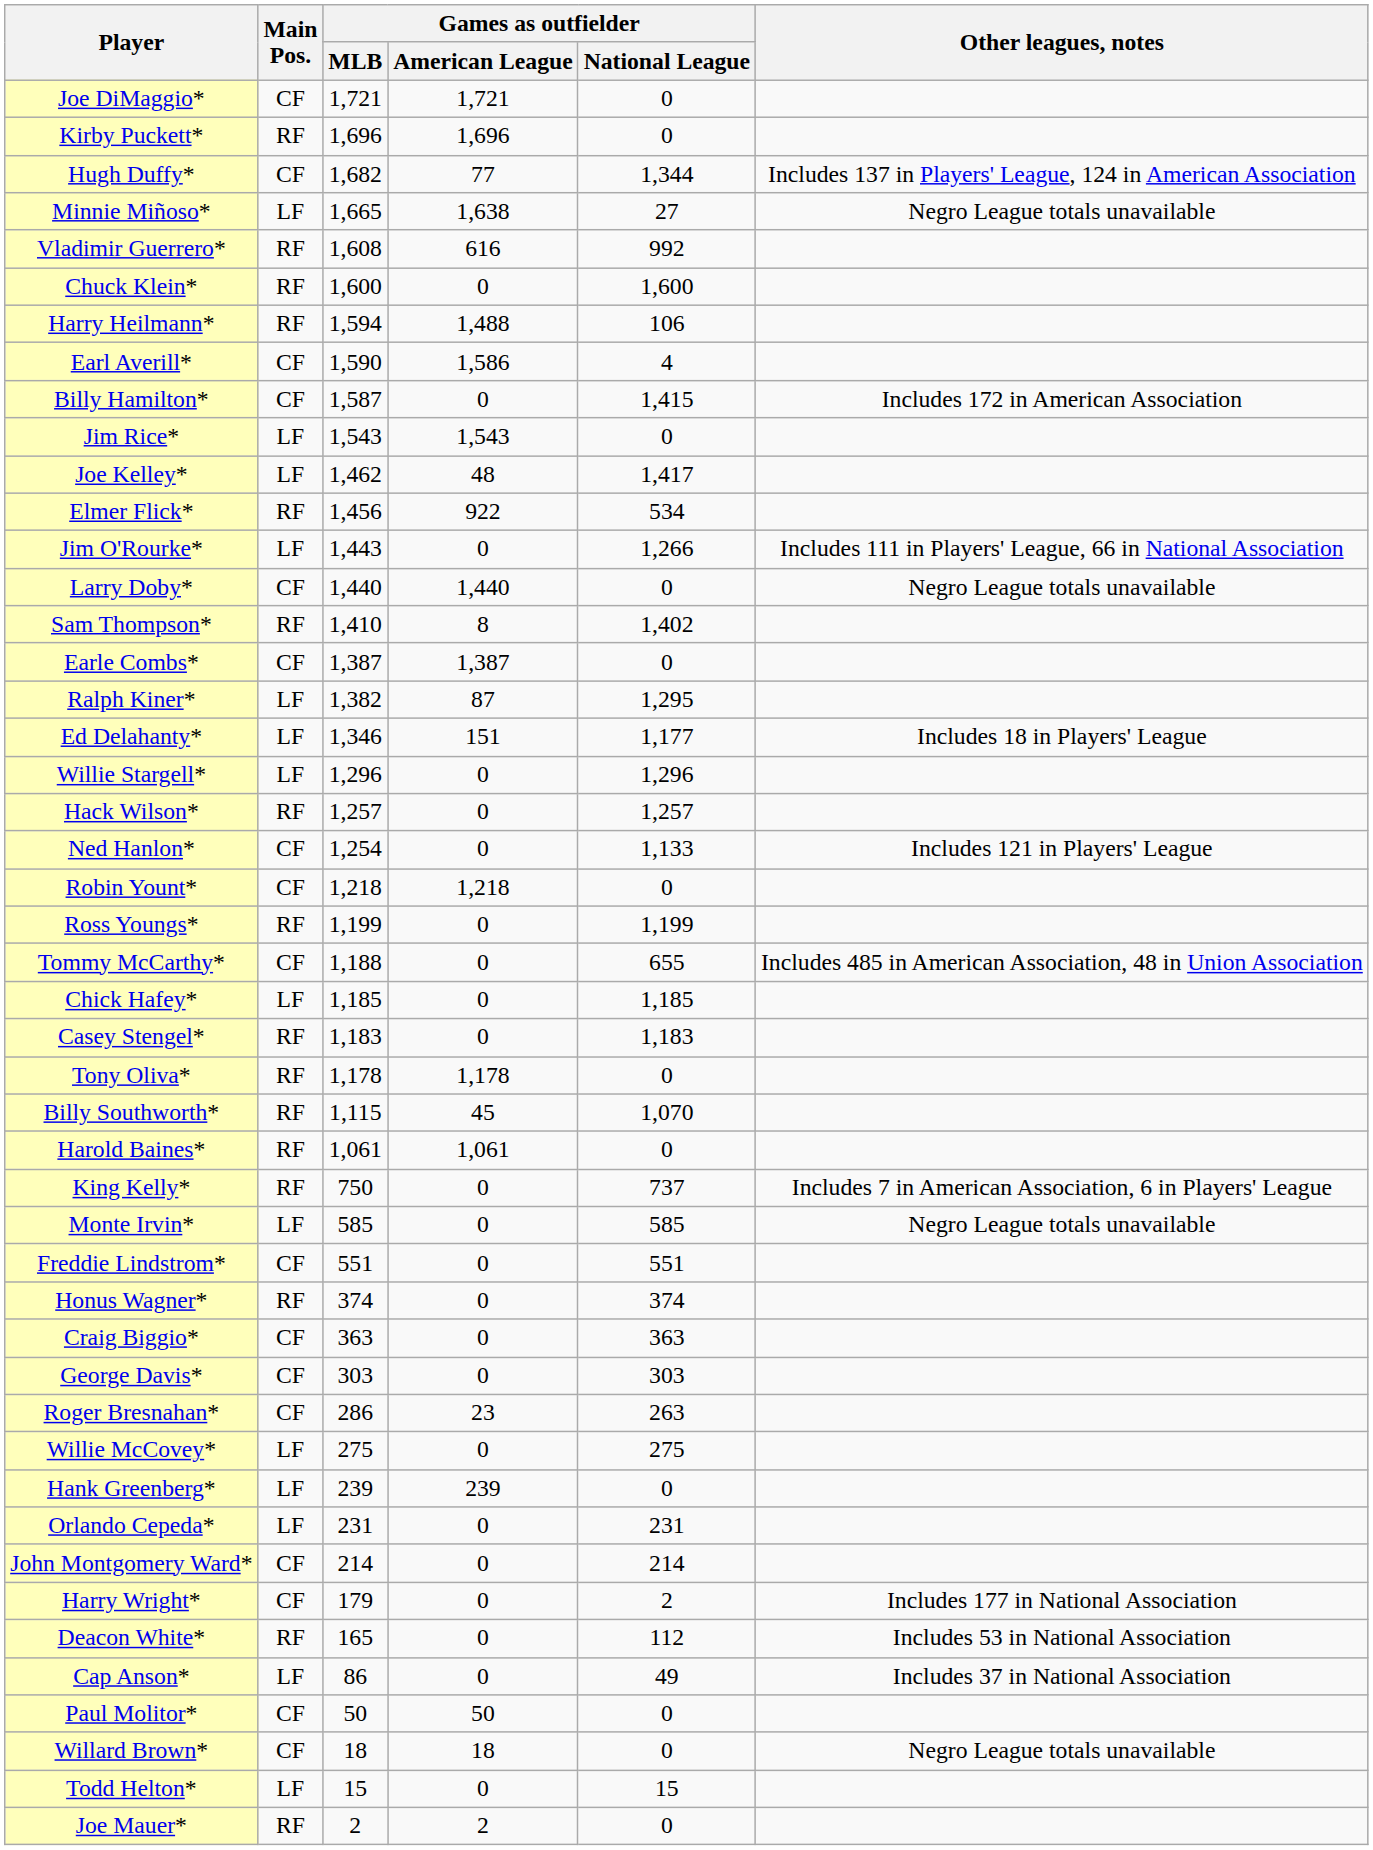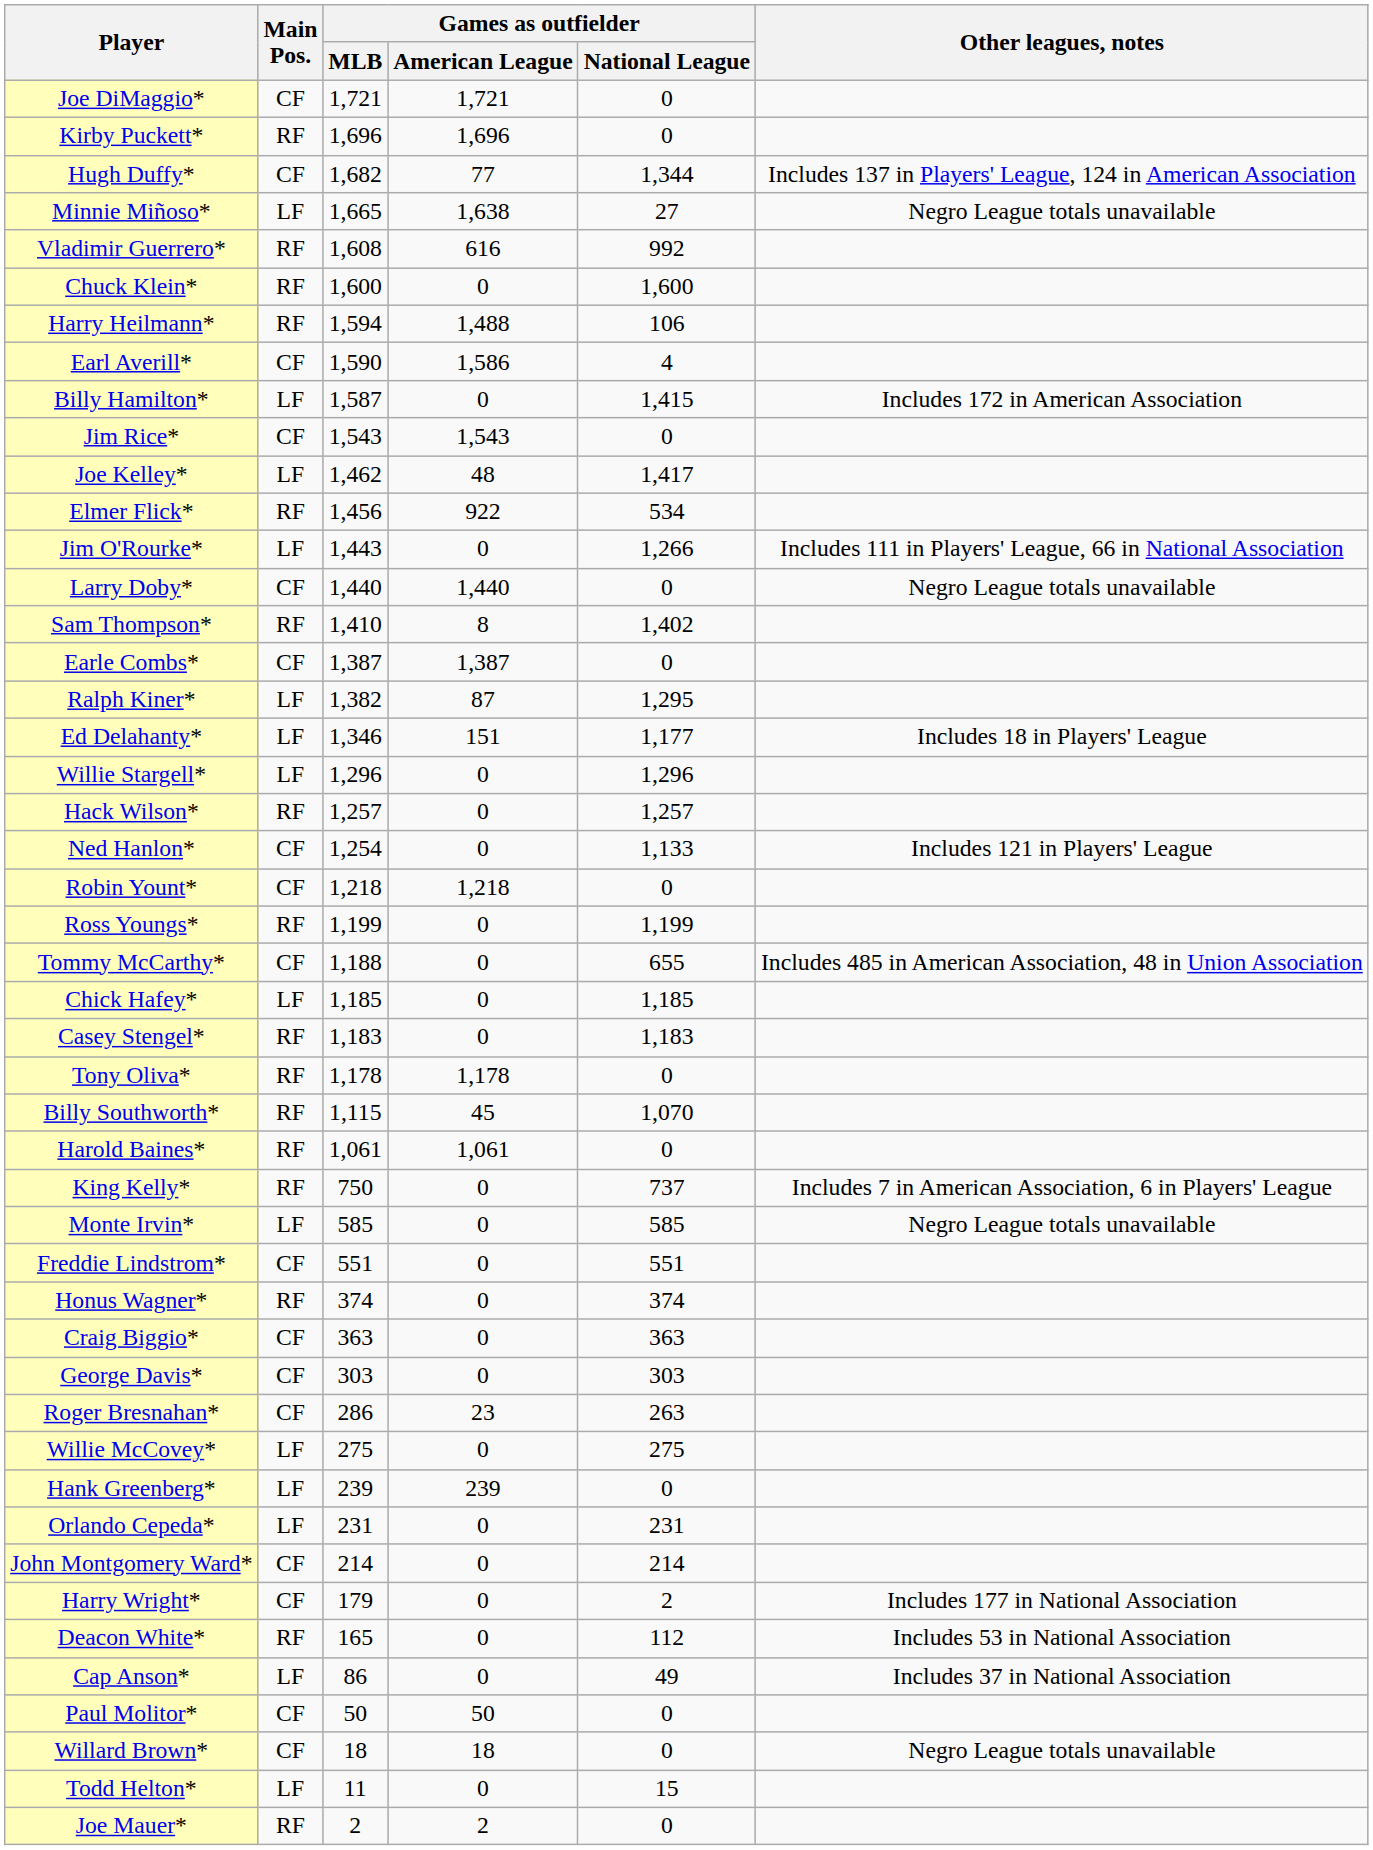(290, 398) CF -> (290, 398) LF
(290, 436) LF -> (290, 436) CF
(355, 1788) 15 -> (355, 1788) 11
